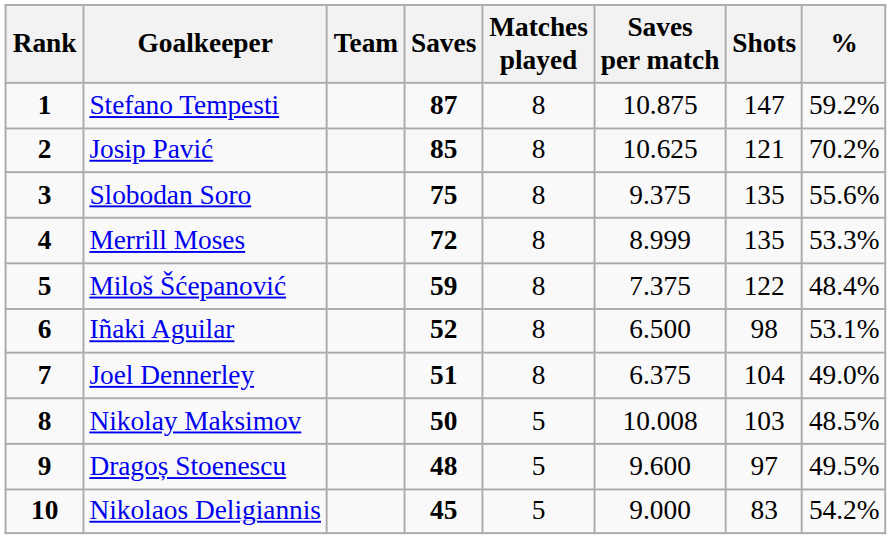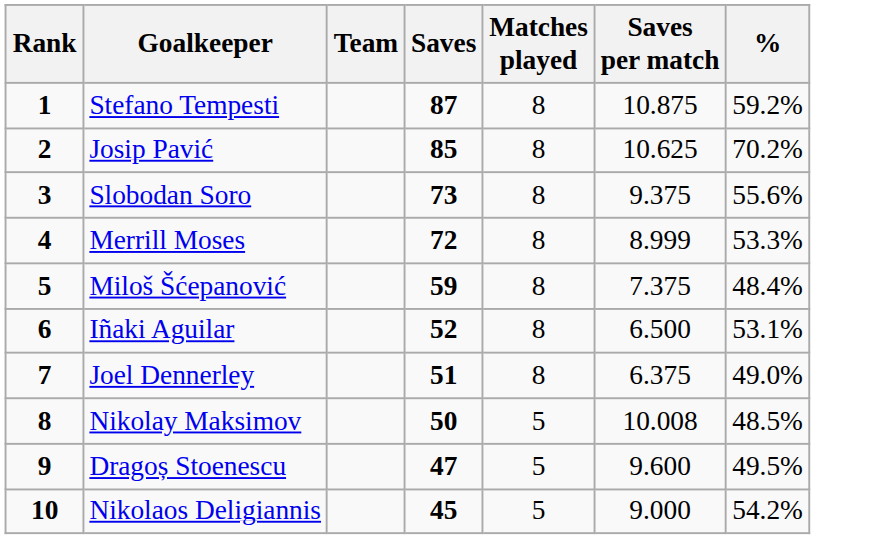- column: (764, 43)
(444, 195) 75 -> (444, 195) 73
(444, 465) 48 -> (444, 465) 47
